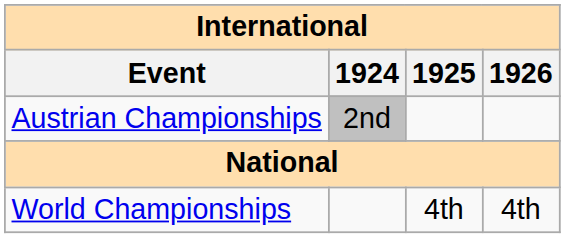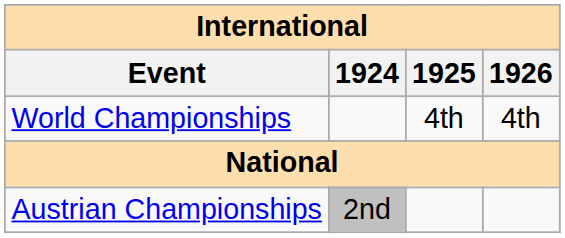rows swapped: (151, 208) <-> (167, 118)
